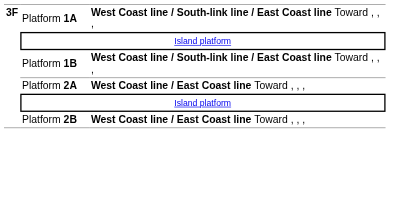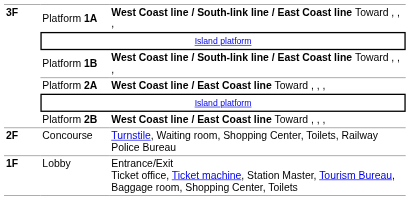+ row: (12, 136)
+ row: (12, 164)
